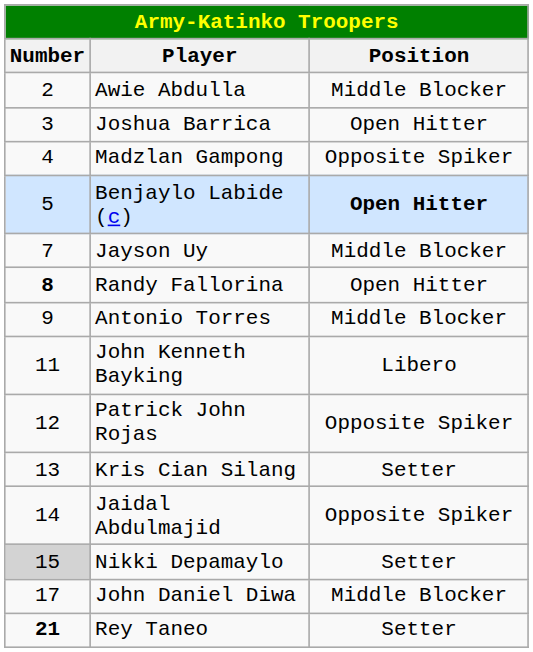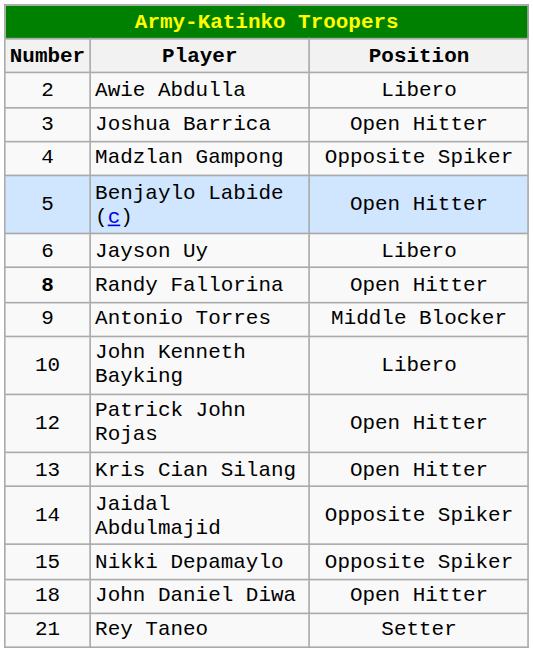(419, 90) Middle Blocker -> (419, 90) Libero
(419, 204) bold -> (419, 204) normal
(47, 251) 7 -> (47, 251) 6
(419, 251) Middle Blocker -> (419, 251) Libero
(47, 365) 11 -> (47, 365) 10
(419, 423) Opposite Spiker -> (419, 423) Open Hitter
(419, 470) Setter -> (419, 470) Open Hitter
(47, 562) lightgrey background -> (47, 562) no background
(419, 562) Setter -> (419, 562) Opposite Spiker
(47, 596) 17 -> (47, 596) 18
(419, 596) Middle Blocker -> (419, 596) Open Hitter
(47, 630) bold -> (47, 630) normal
